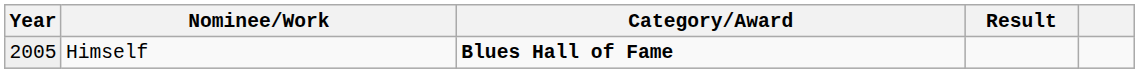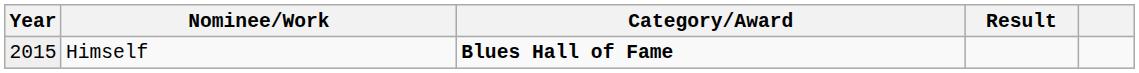(33, 53) 2005 -> (33, 53) 2015
